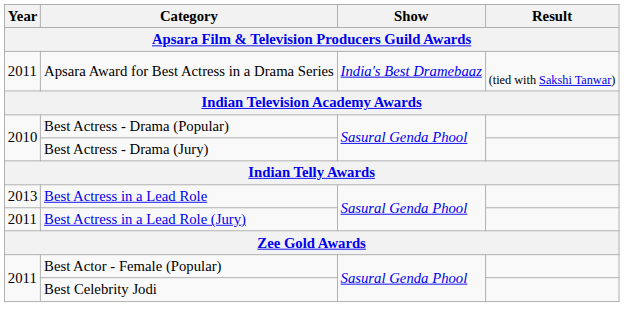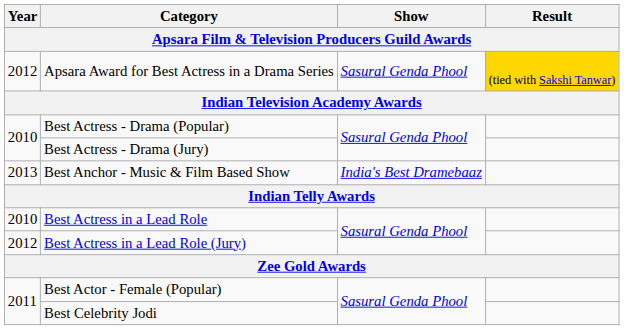(22, 71) 2011 -> (23, 71) 2012
(411, 71) India's Best Dramebaaz -> (404, 71) Sasural Genda Phool
(552, 80) no background -> (552, 80) gold background
+ row: (167, 172)
(23, 196) 2013 -> (23, 219) 2010
(22, 219) 2011 -> (23, 242) 2012
